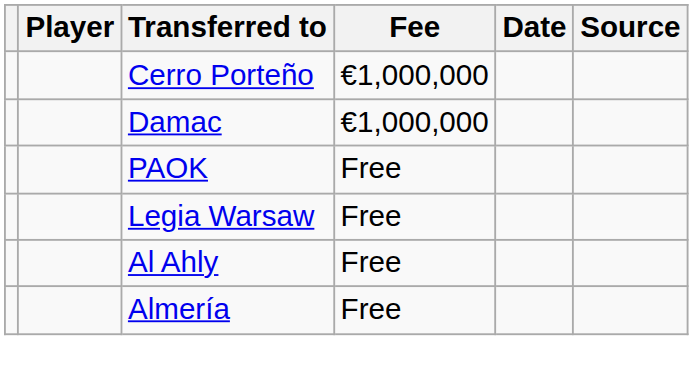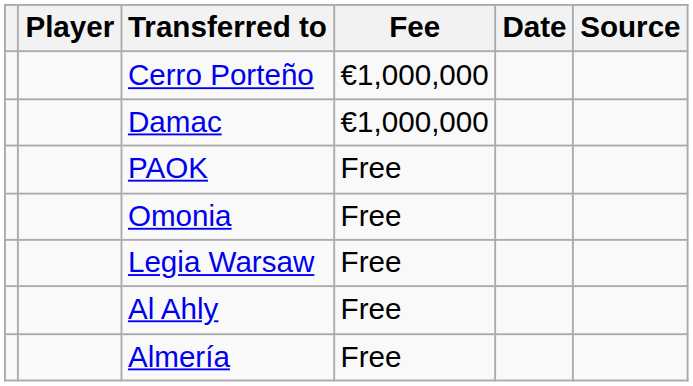+ row: (180, 215)
